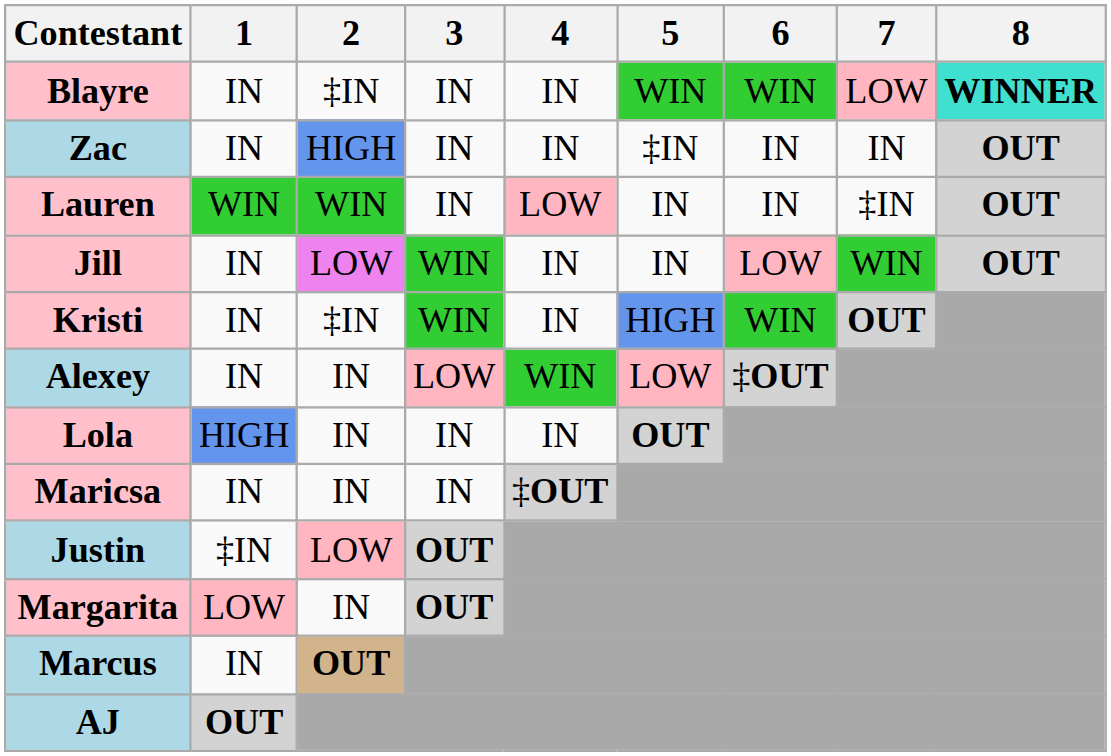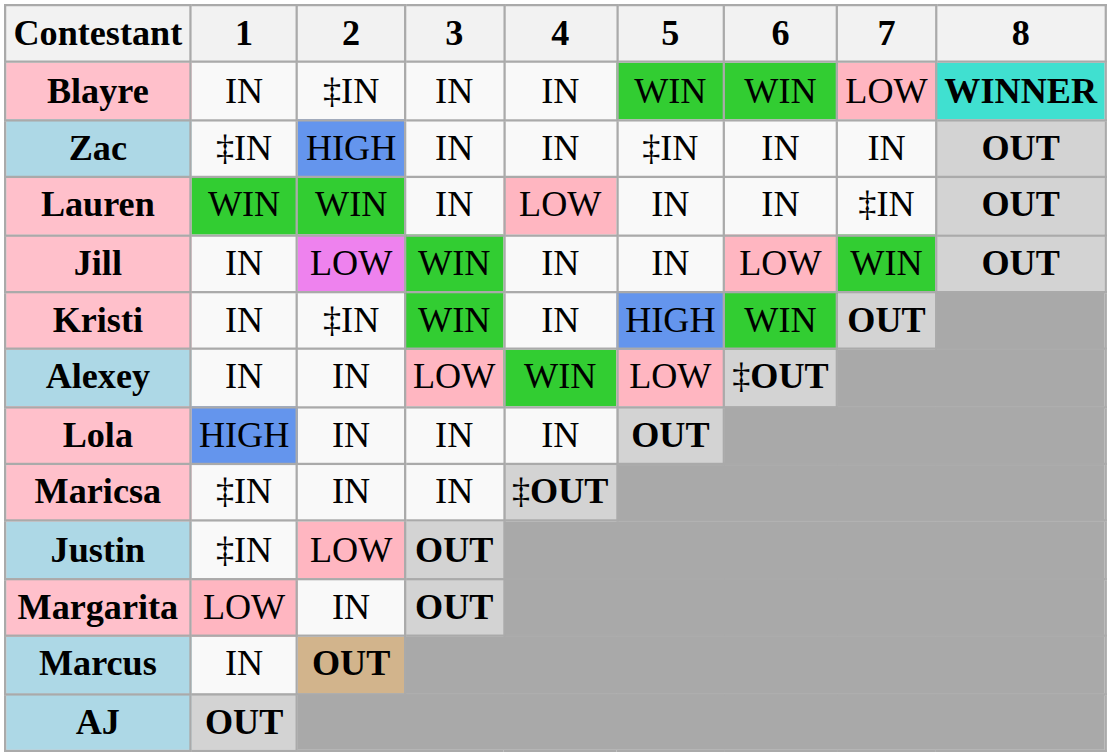(244, 147) IN -> (244, 147) ‡IN
(244, 491) IN -> (244, 491) ‡IN
